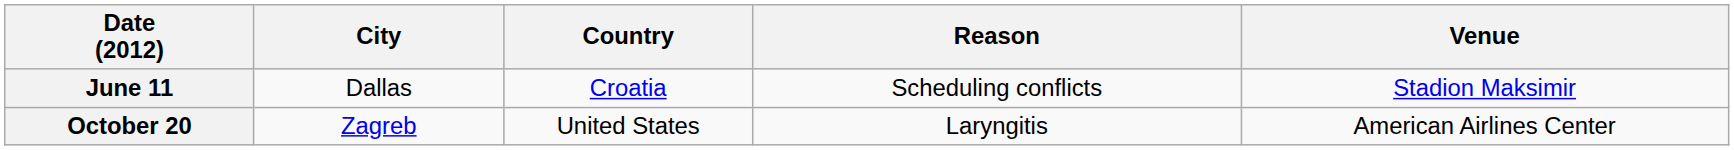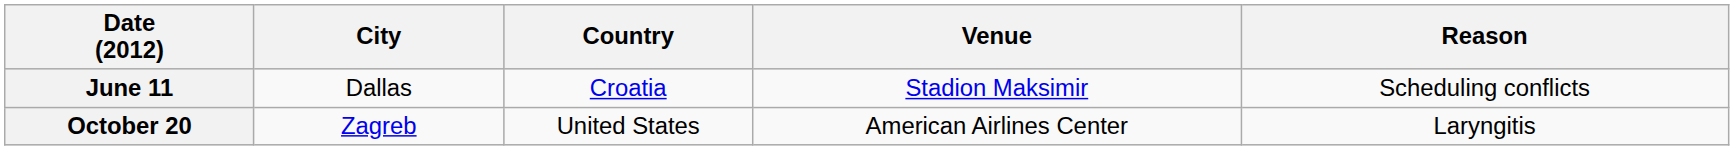columns swapped: (1485, 36) <-> (997, 36)
